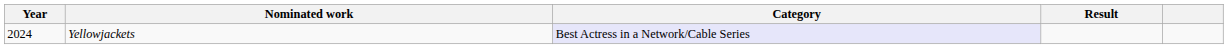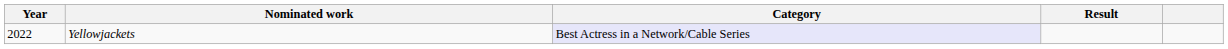(20, 33) 2024 -> (20, 33) 2022
